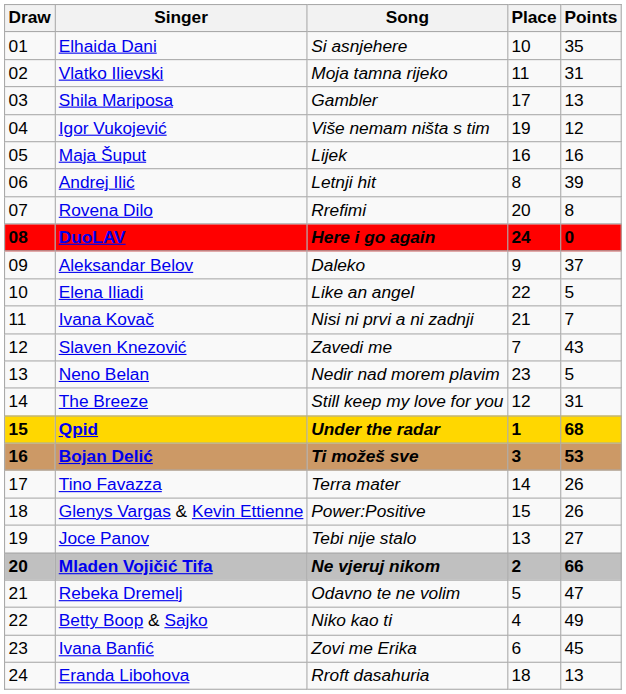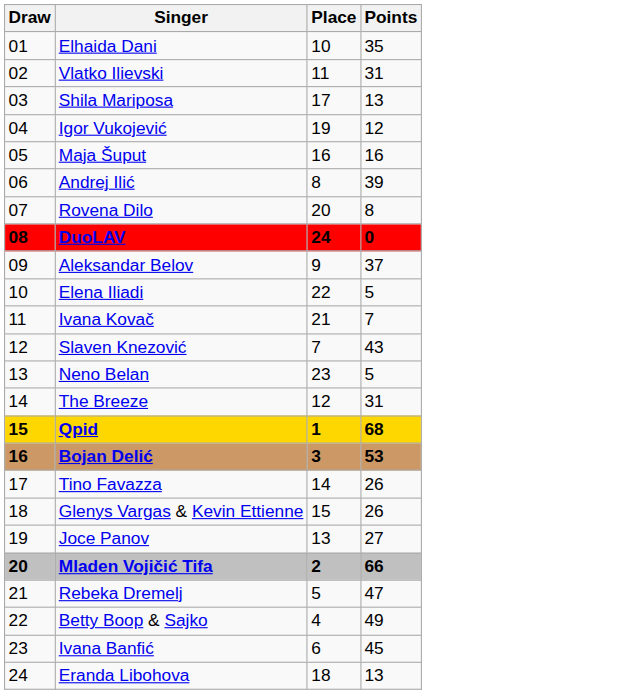- column: (407, 18)
